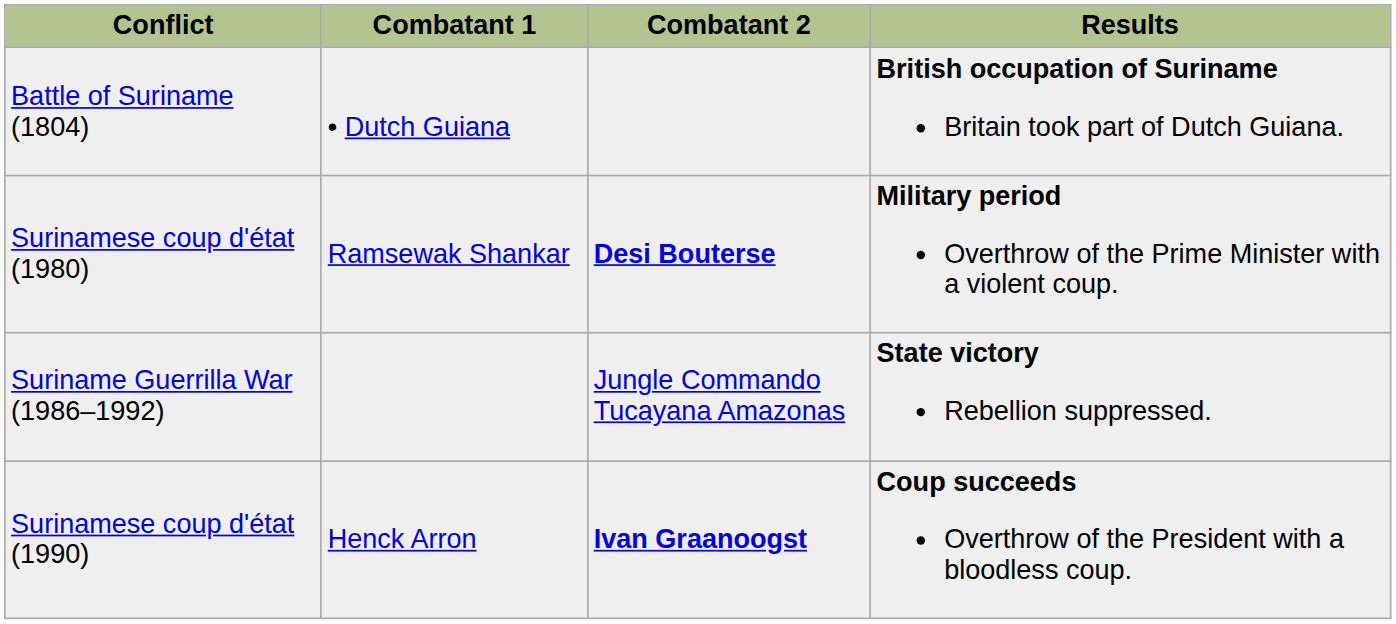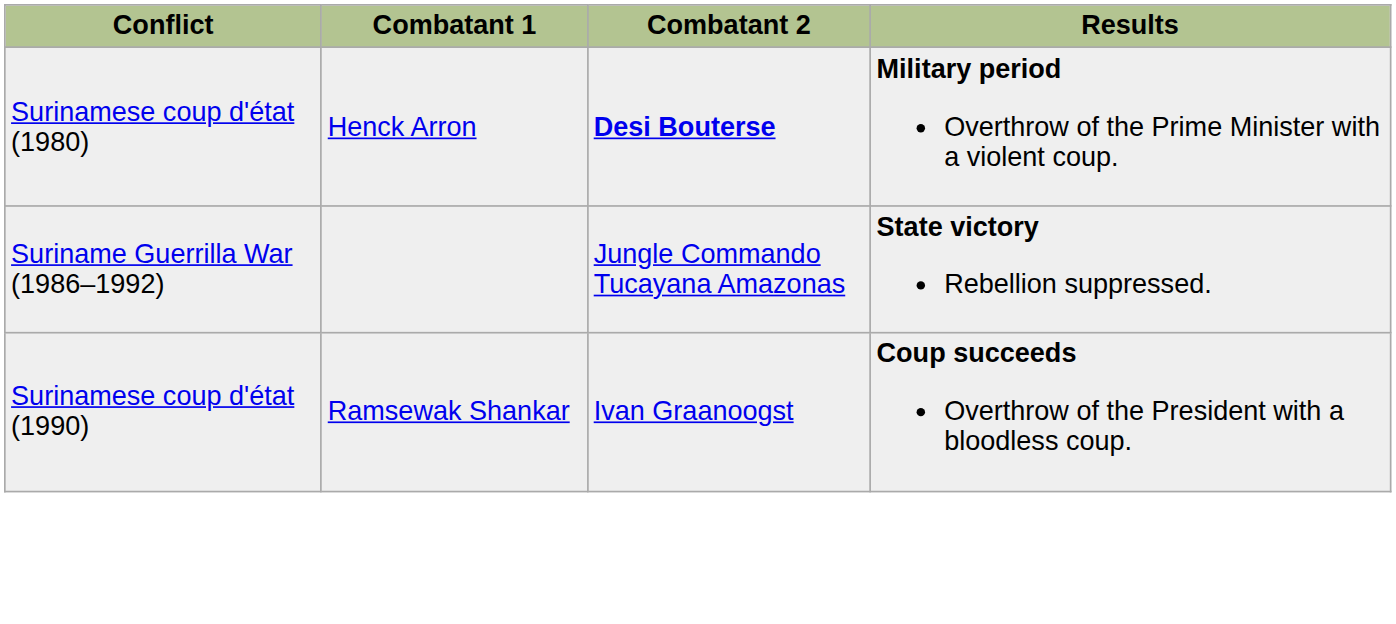- row: (122, 111)
(449, 253) Ramsewak Shankar -> (402, 126) Henck Arron
(402, 538) Henck Arron -> (449, 411) Ramsewak Shankar
(700, 538) bold -> (694, 411) normal
